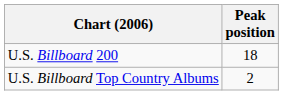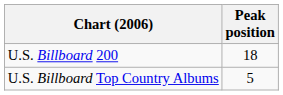(250, 78) 2 -> (250, 78) 5
